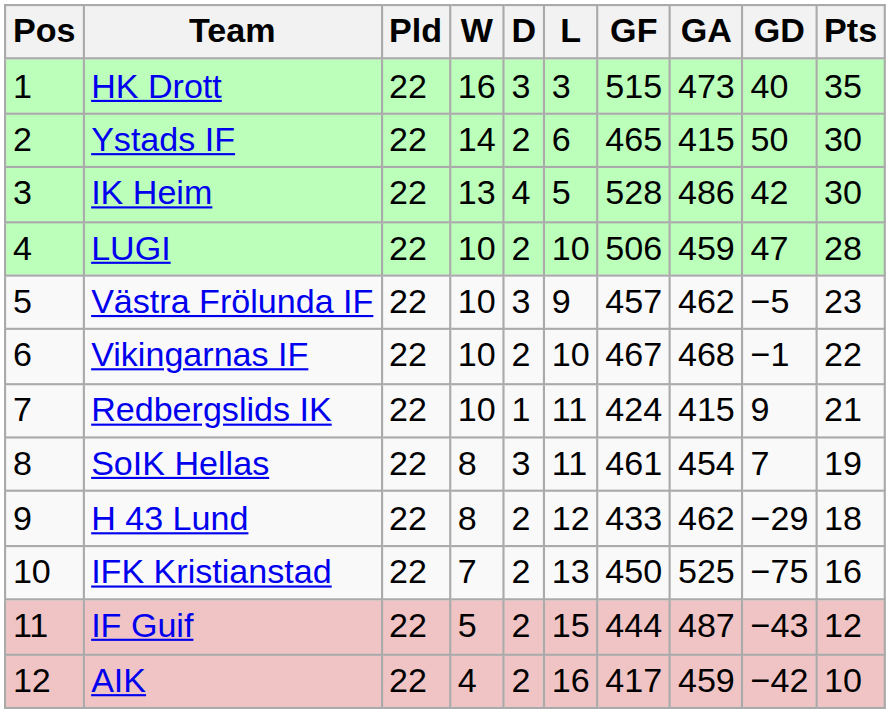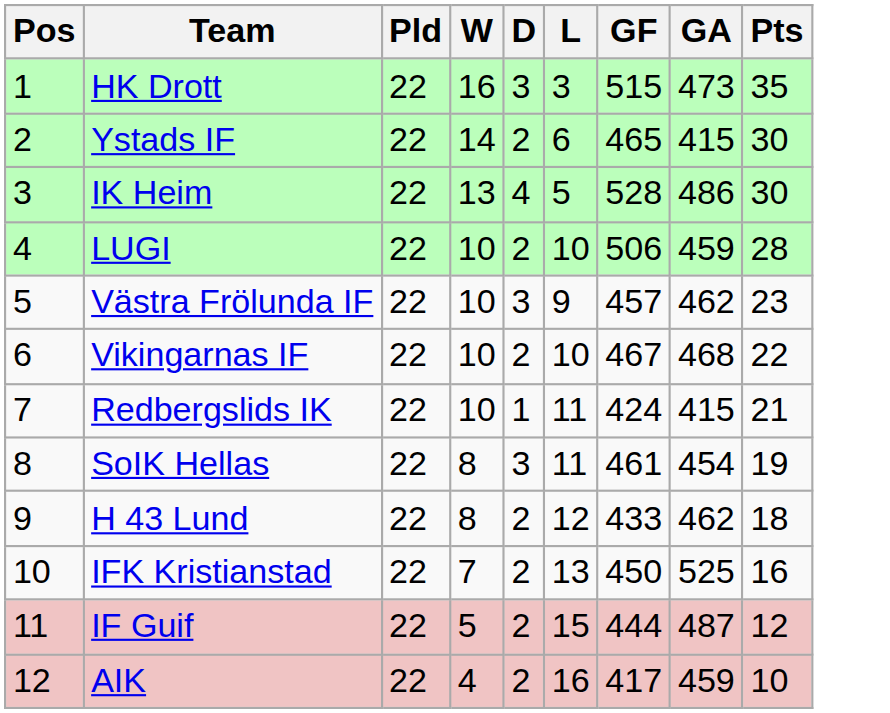- column: (779, 31)
